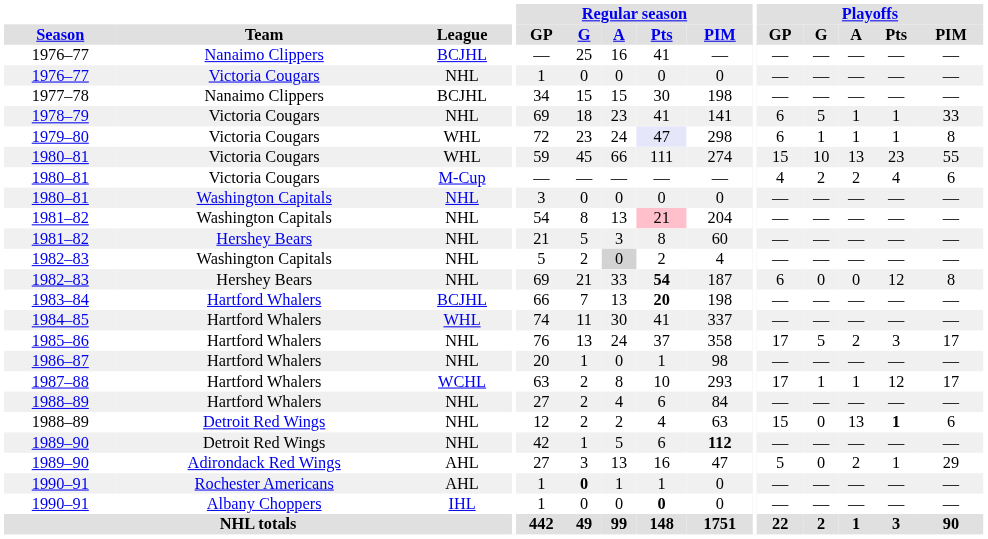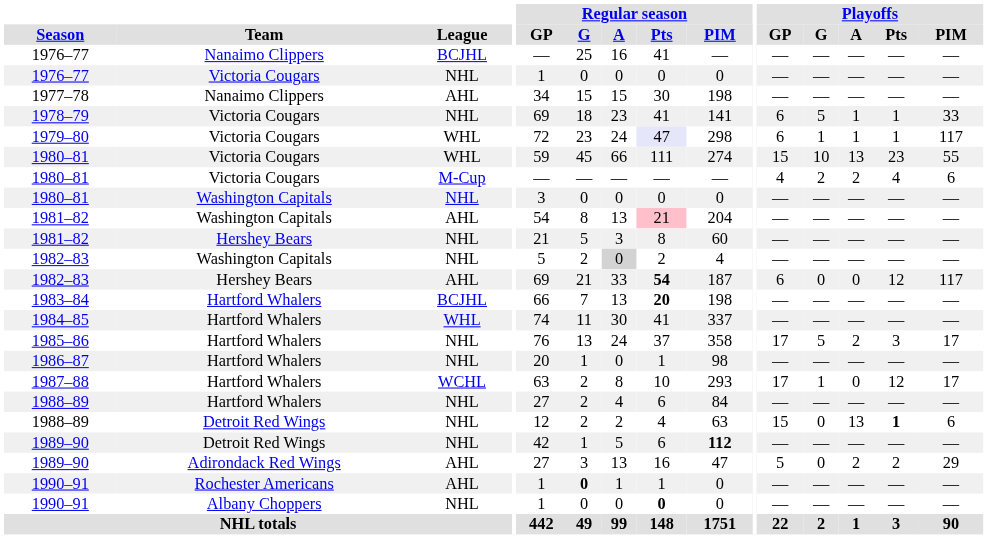(462, 95) BCJHL -> (462, 95) AHL
(951, 136) 8 -> (951, 136) 117
(462, 218) NHL -> (462, 218) AHL
(462, 279) NHL -> (462, 279) AHL
(951, 279) 8 -> (951, 279) 117
(856, 381) 1 -> (856, 381) 0
(896, 462) 1 -> (896, 462) 2
(462, 503) IHL -> (462, 503) NHL
